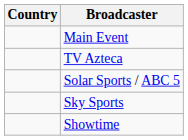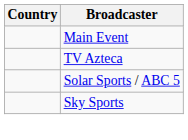- row: (92, 124)
